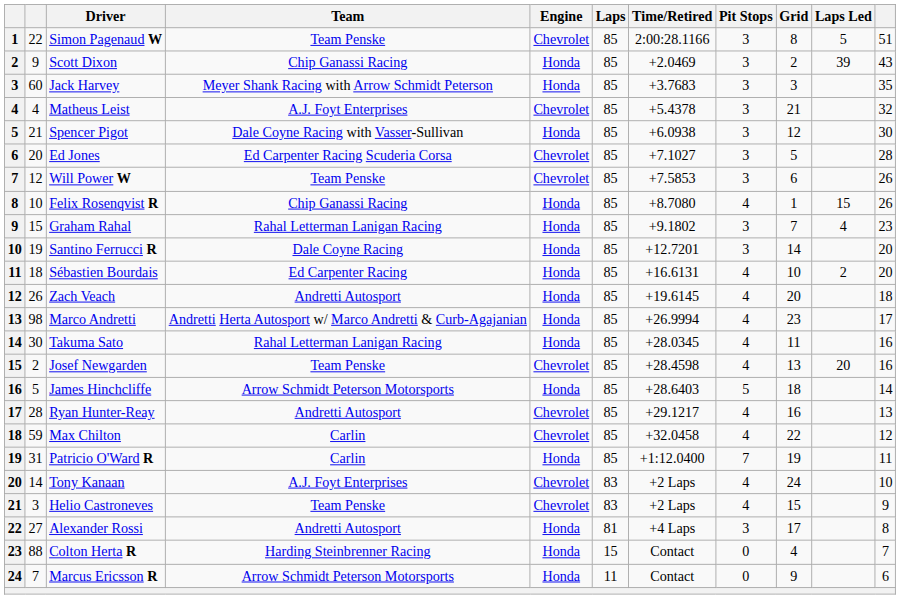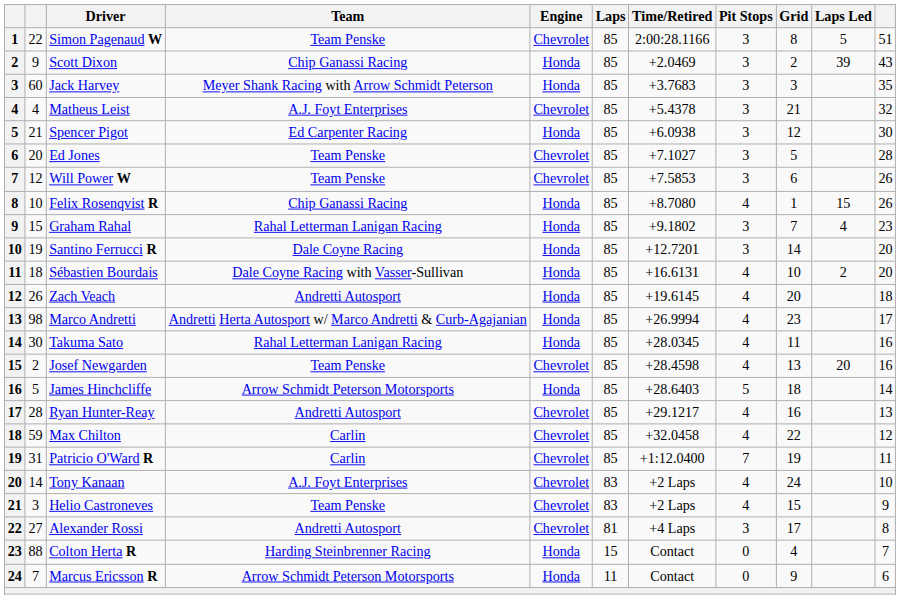(348, 132) Dale Coyne Racing with Vasser-Sullivan -> (348, 132) Ed Carpenter Racing
(348, 156) Ed Carpenter Racing Scuderia Corsa -> (348, 156) Team Penske
(348, 272) Ed Carpenter Racing -> (348, 272) Dale Coyne Racing with Vasser-Sullivan
(561, 459) Honda -> (561, 459) Chevrolet
(561, 529) Honda -> (561, 529) Chevrolet
